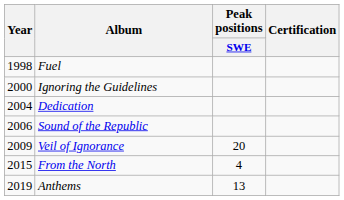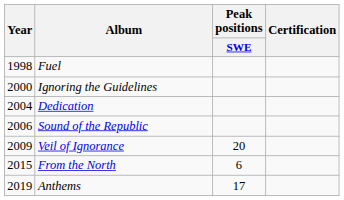(239, 165) 4 -> (239, 165) 6
(239, 185) 13 -> (239, 185) 17
